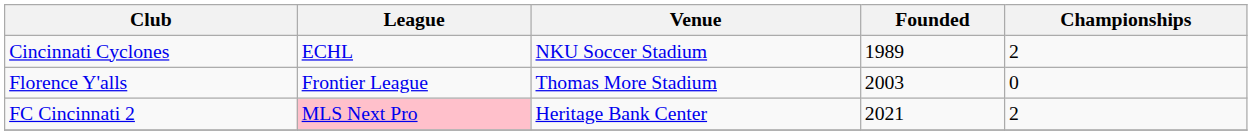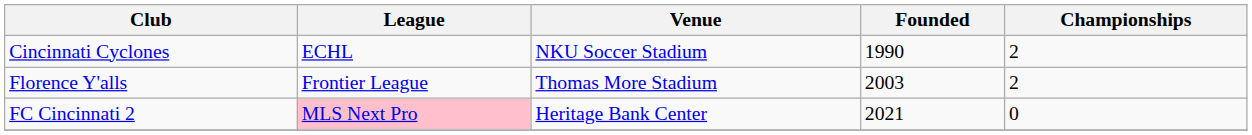(885, 51) 1989 -> (885, 51) 1990
(1014, 82) 0 -> (1014, 82) 2
(1014, 113) 2 -> (1014, 113) 0
